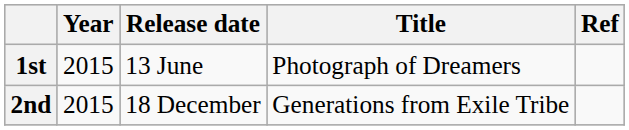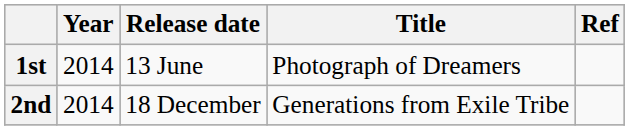(88, 64) 2015 -> (88, 64) 2014
(88, 104) 2015 -> (88, 104) 2014
